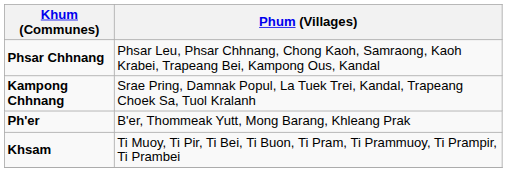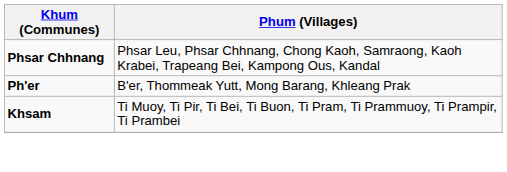- row: (38, 93)
